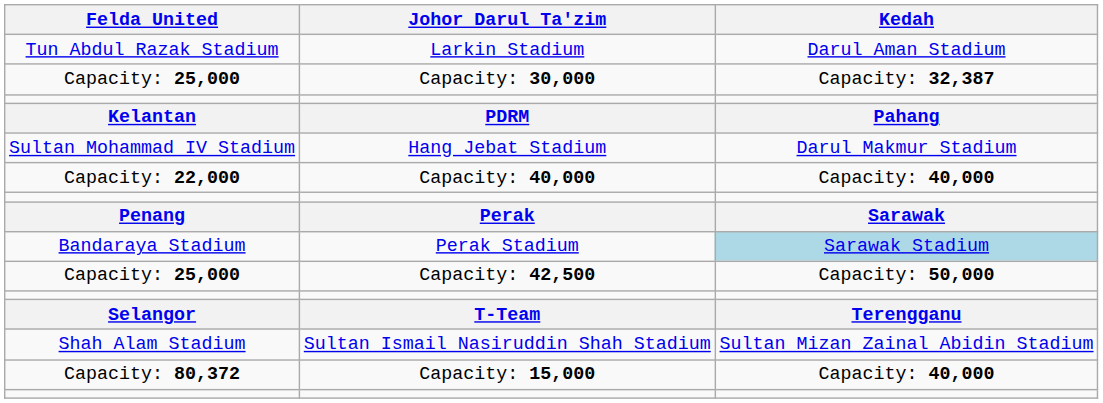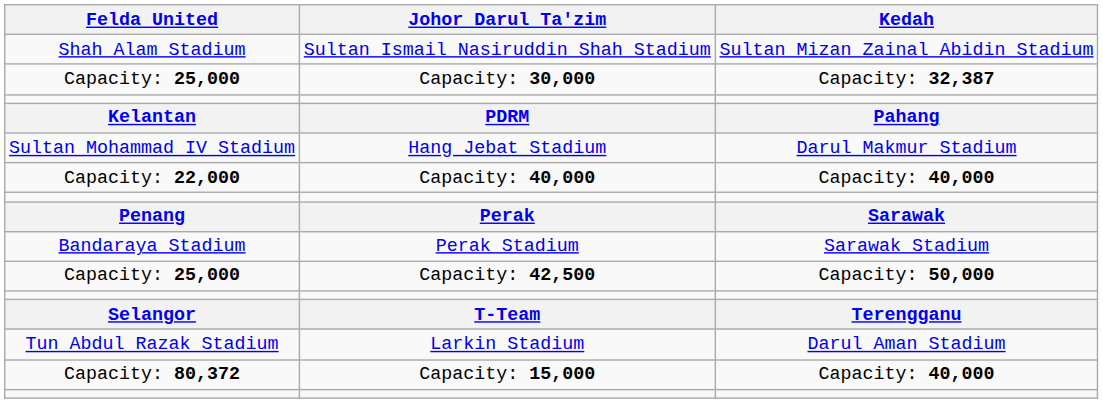rows swapped: (152, 50) <-> (152, 345)
(907, 246) lightblue background -> (907, 246) no background
